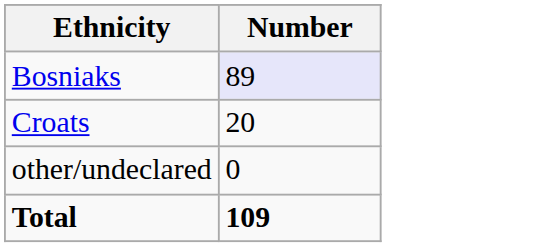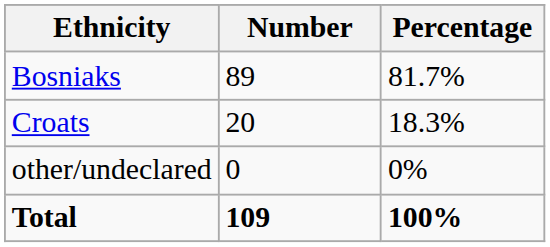+ column: (462, 28)
(240, 75) lavender background -> (240, 75) no background
